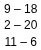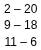rows swapped: (21, 9) <-> (21, 25)
